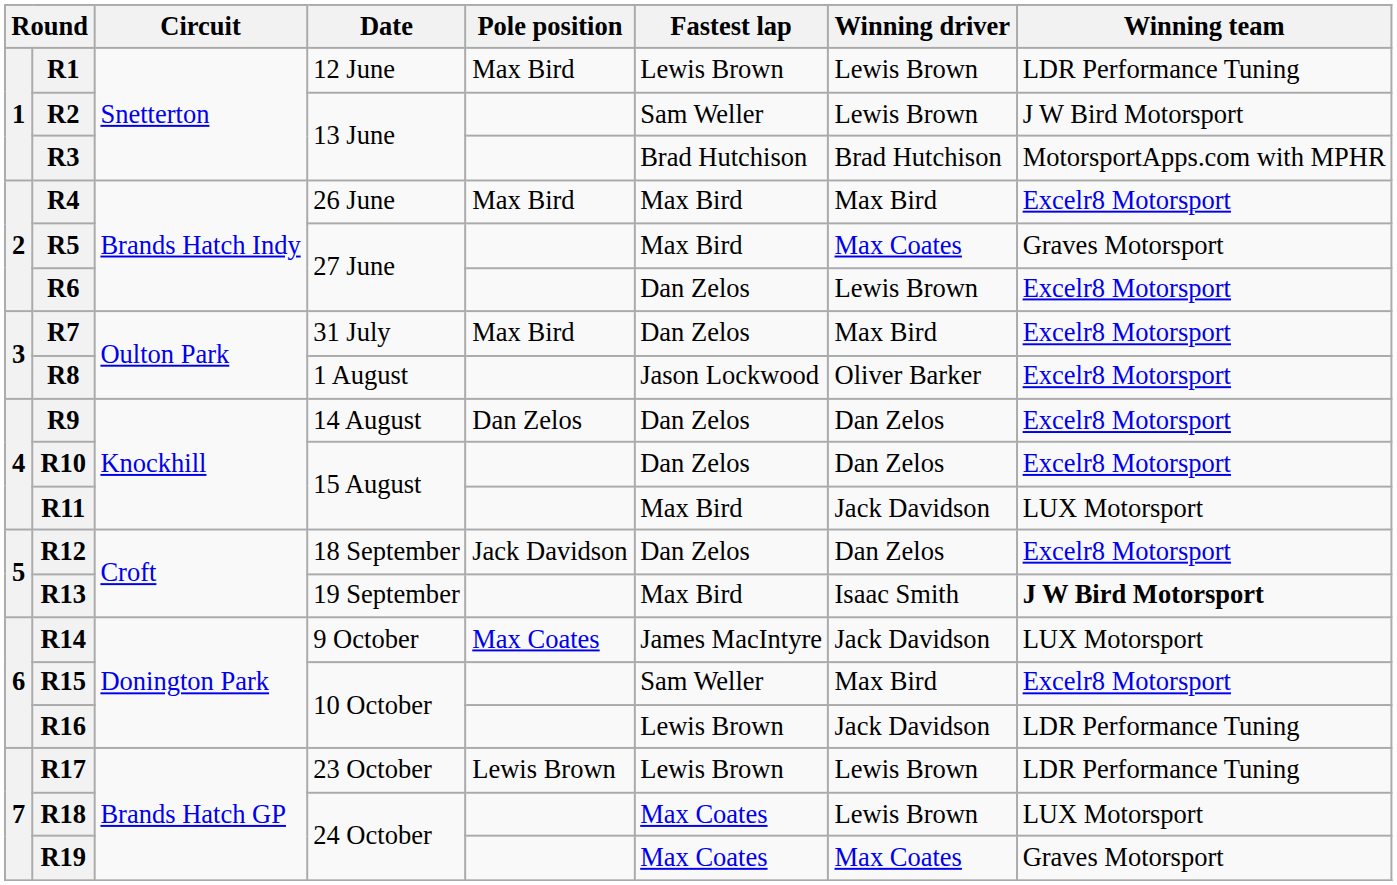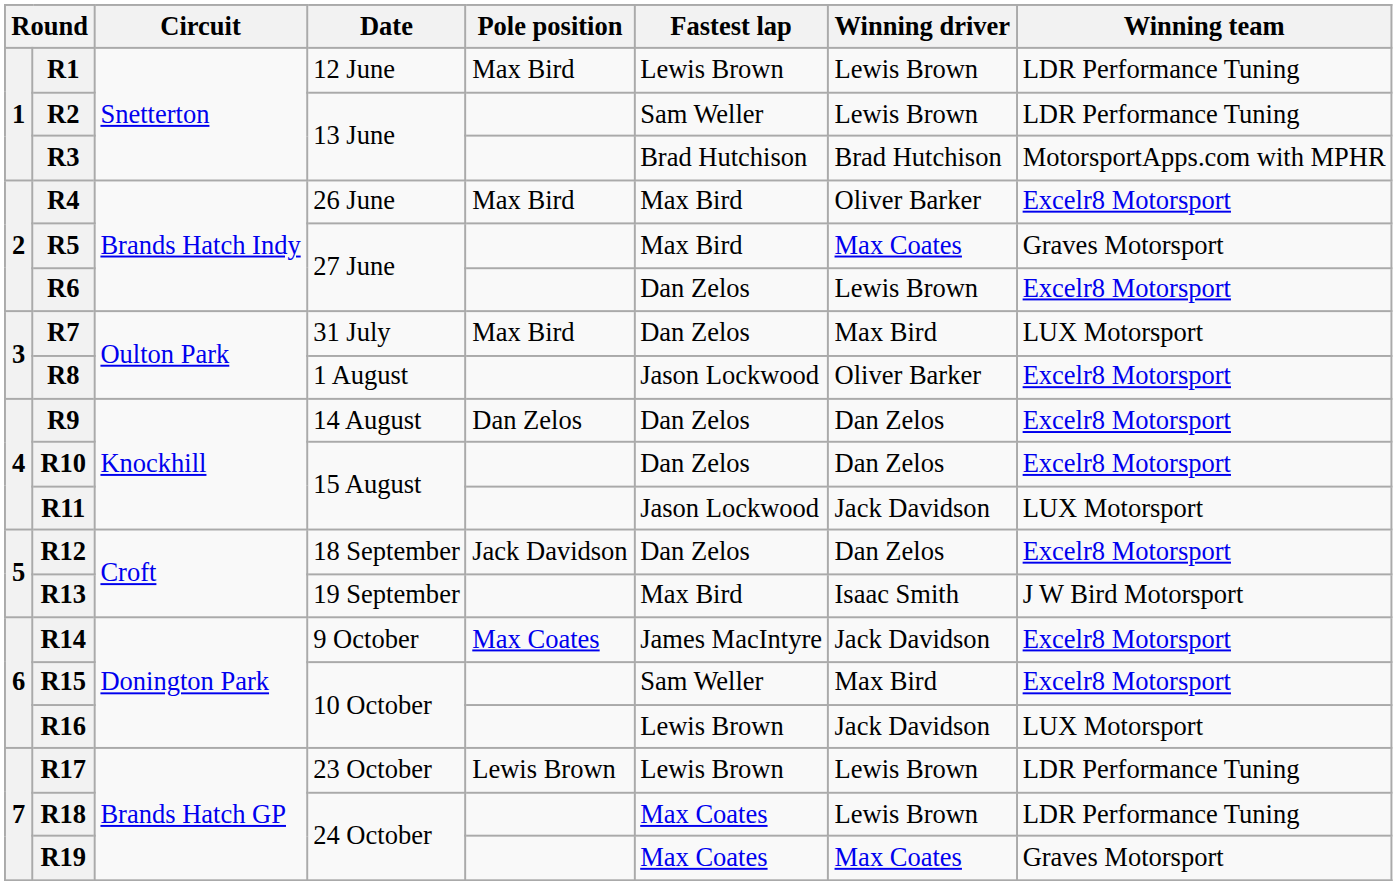(1133, 113) J W Bird Motorsport -> (1161, 113) LDR Performance Tuning
(886, 200) Max Bird -> (908, 200) Oliver Barker
(1127, 332) Excelr8 Motorsport -> (1113, 332) LUX Motorsport
(691, 507) Max Bird -> (730, 507) Jason Lockwood
(1143, 594) bold -> (1133, 594) normal
(1113, 638) LUX Motorsport -> (1127, 638) Excelr8 Motorsport
(1161, 726) LDR Performance Tuning -> (1113, 726) LUX Motorsport
(1113, 813) LUX Motorsport -> (1161, 813) LDR Performance Tuning
